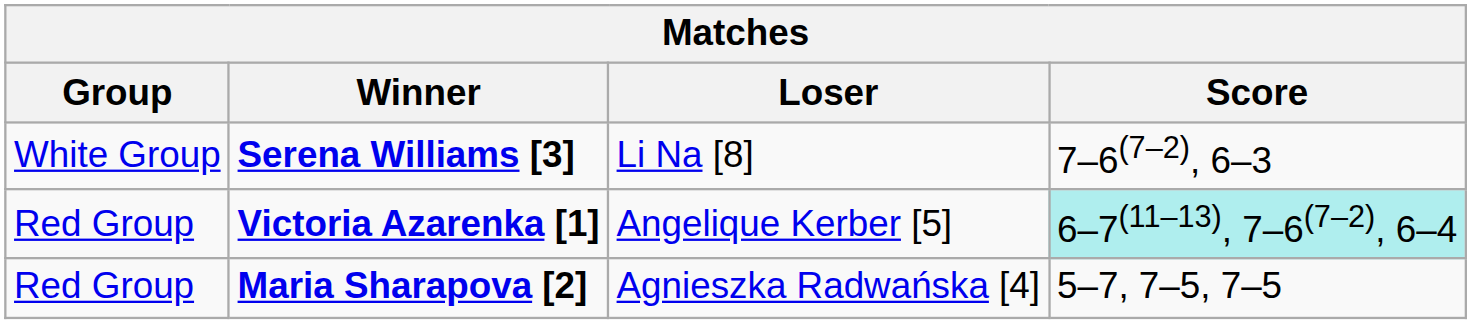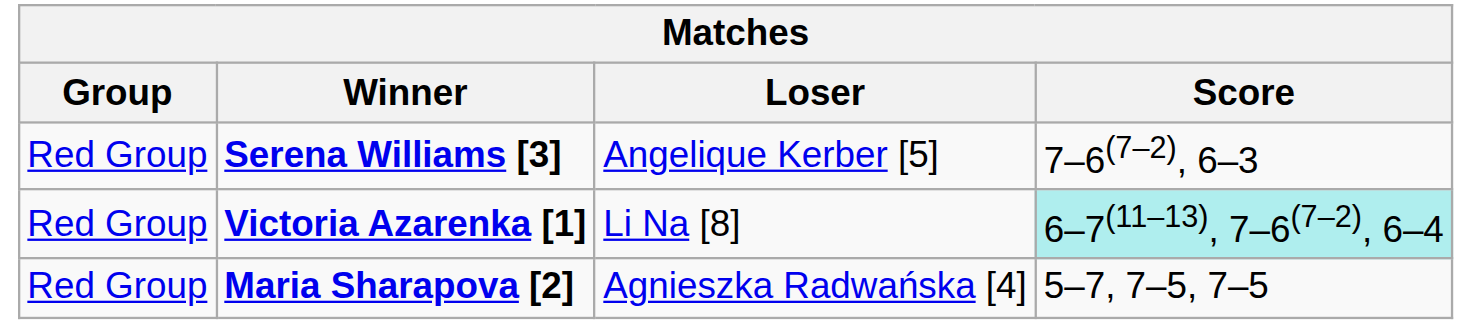(117, 155) White Group -> (117, 155) Red Group
(685, 155) Li Na [8] -> (771, 155) Angelique Kerber [5]
(784, 223) Angelique Kerber [5] -> (672, 223) Li Na [8]
